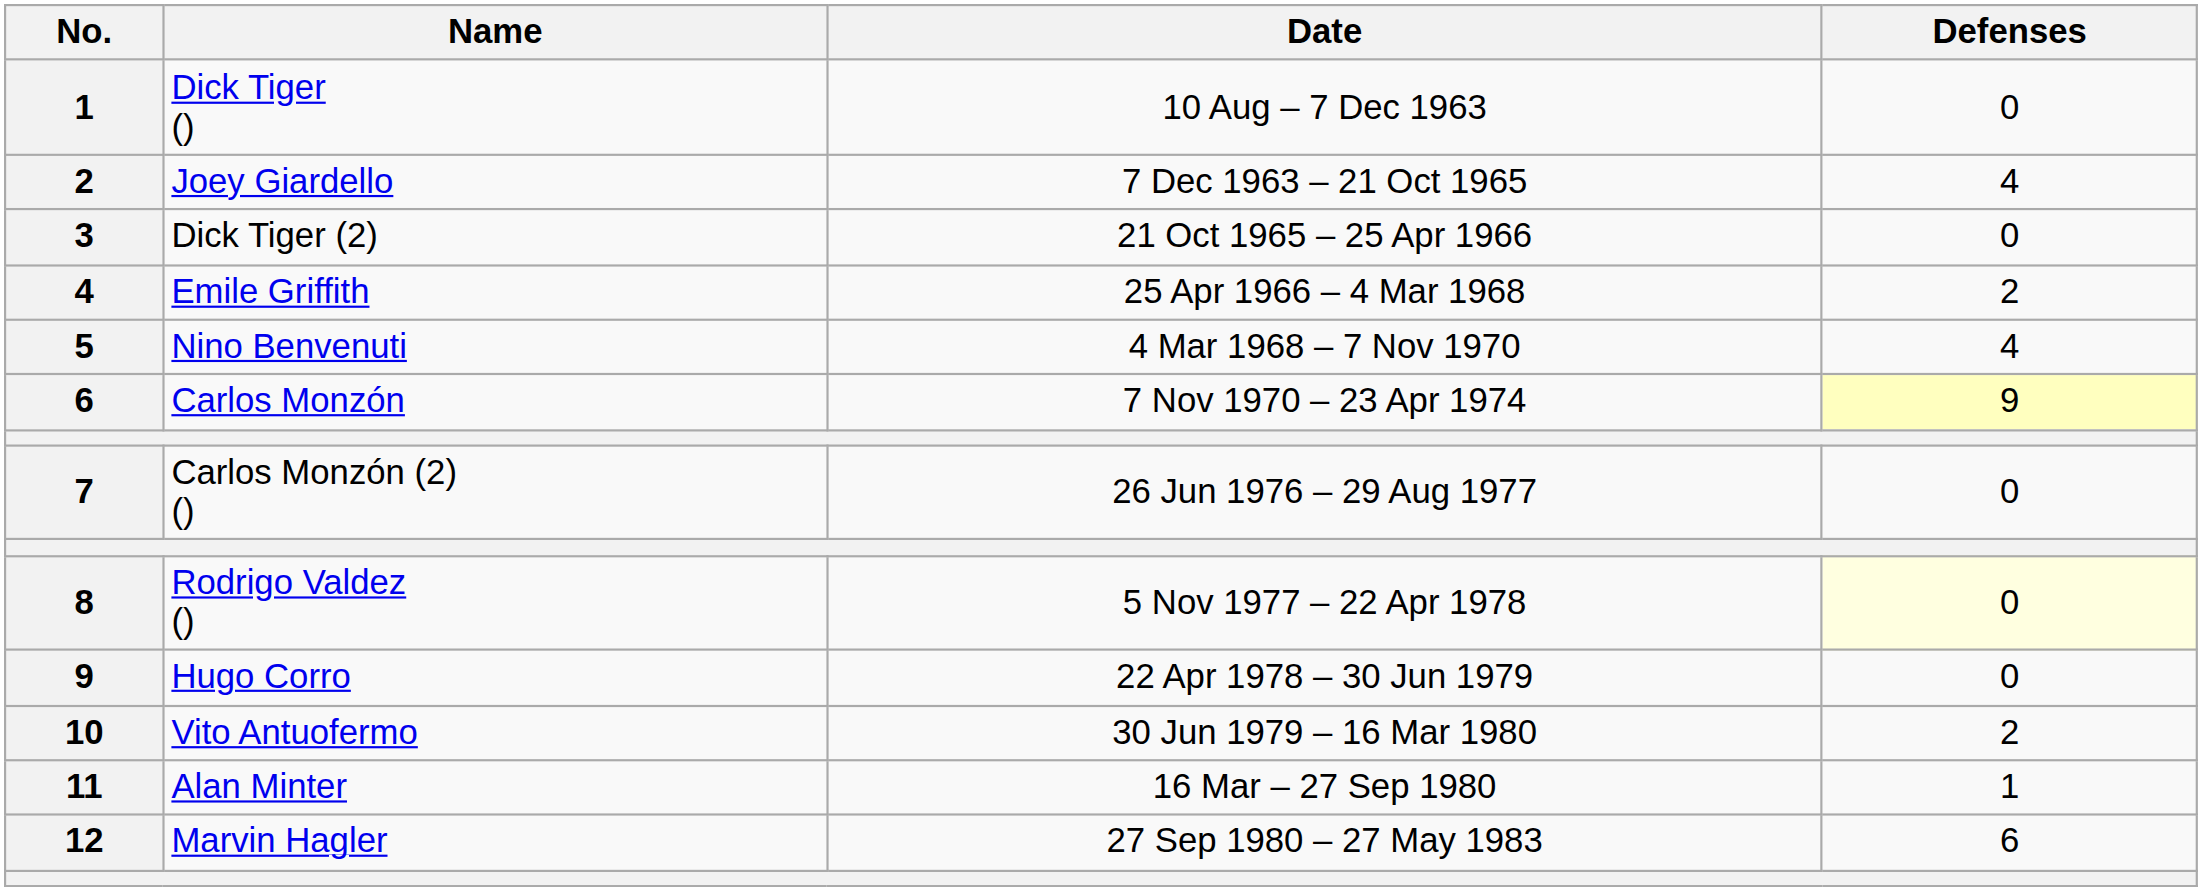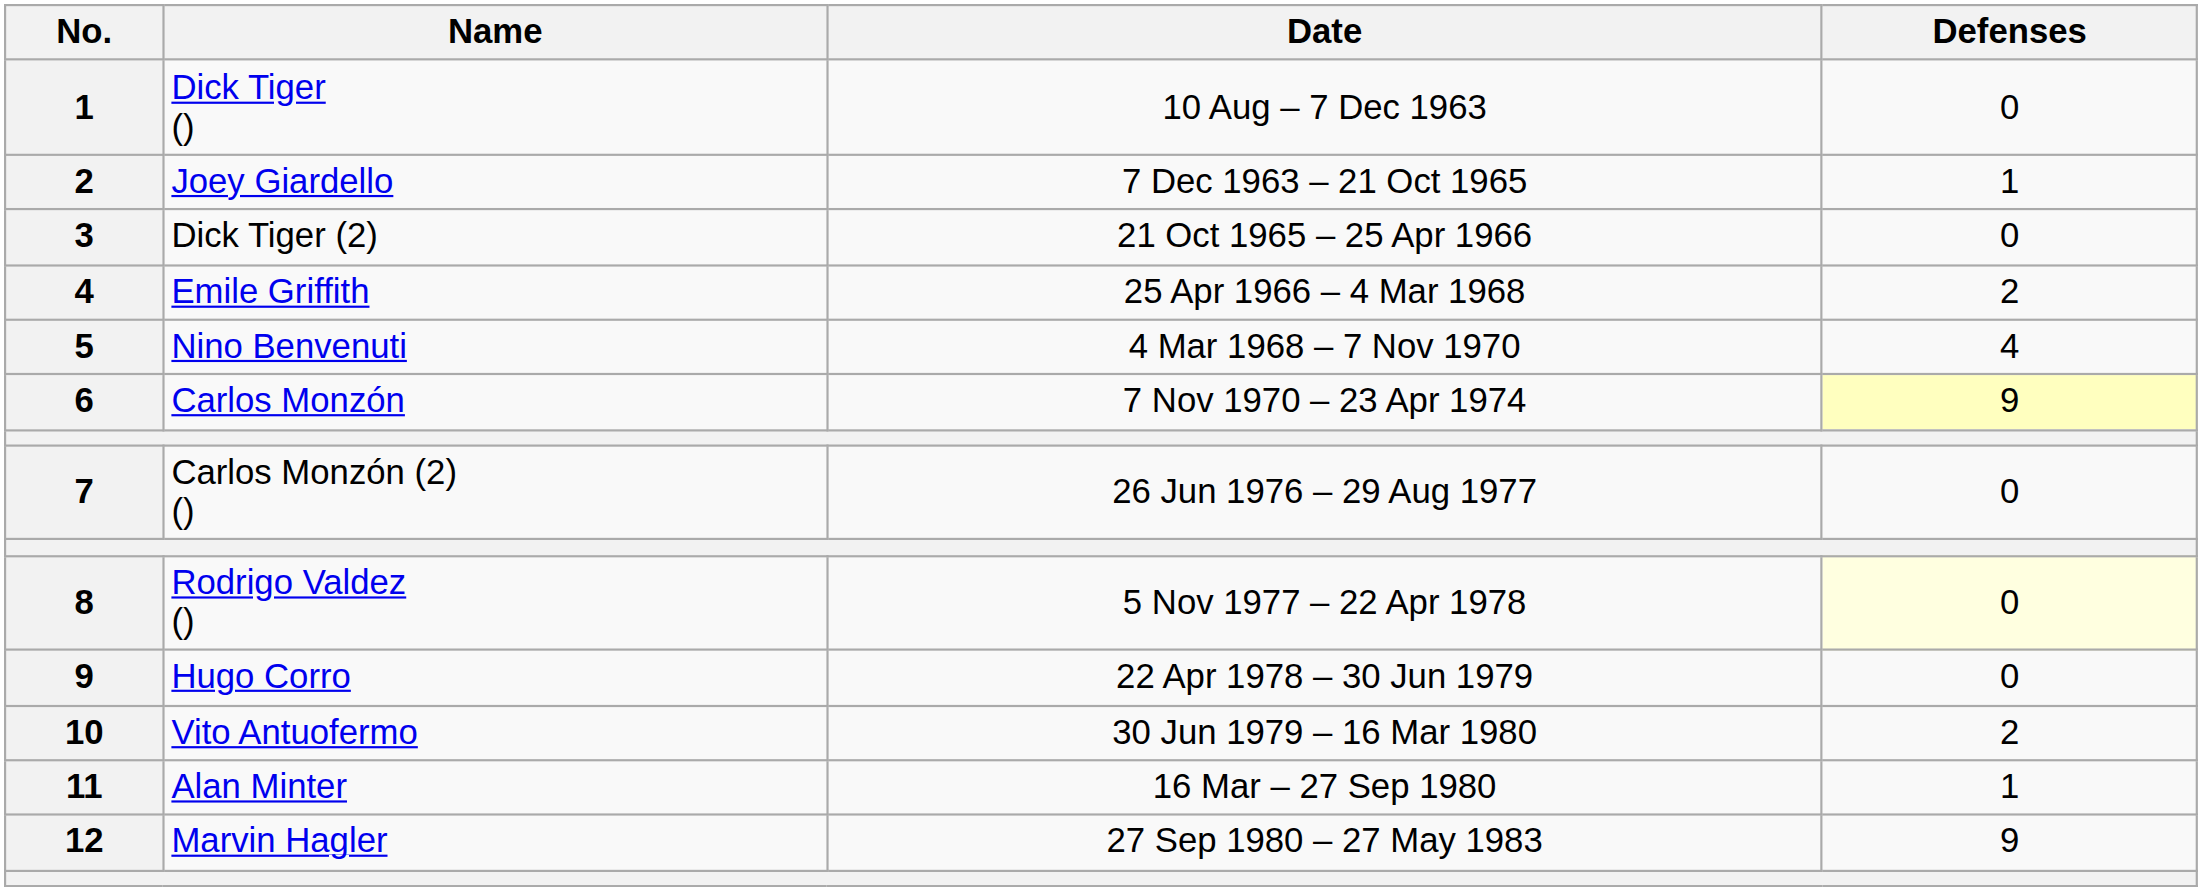(2010, 181) 4 -> (2010, 181) 1
(2010, 841) 6 -> (2010, 841) 9
